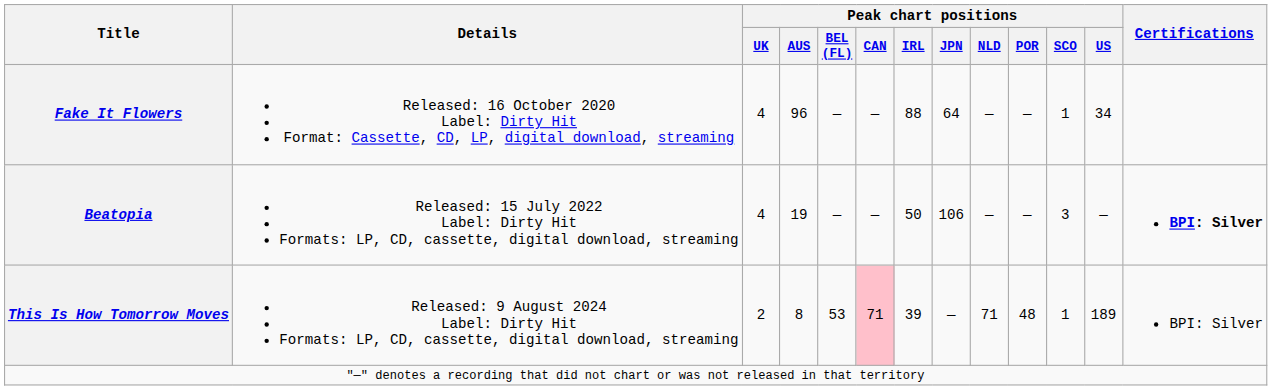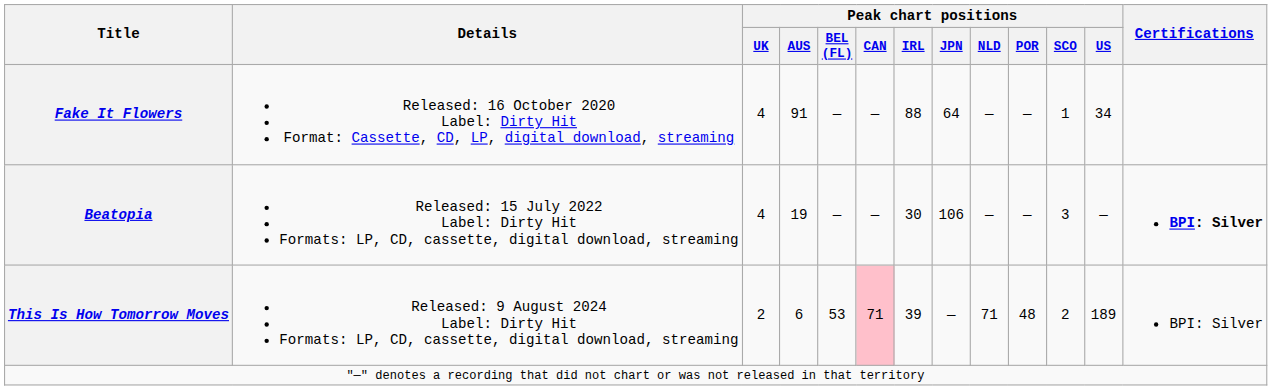(799, 115) 96 -> (799, 115) 91
(913, 215) 50 -> (913, 215) 30
(799, 316) 8 -> (799, 316) 6
(1065, 316) 1 -> (1065, 316) 2
